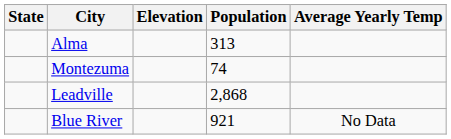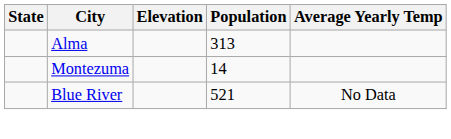(218, 69) 74 -> (218, 69) 14
- row: (82, 95)
(223, 120) 921 -> (223, 95) 521
